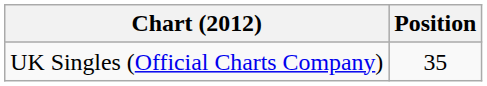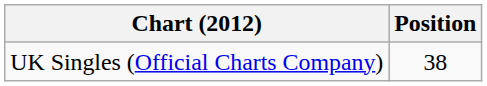(435, 61) 35 -> (435, 61) 38
